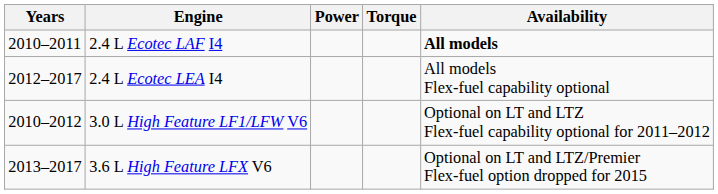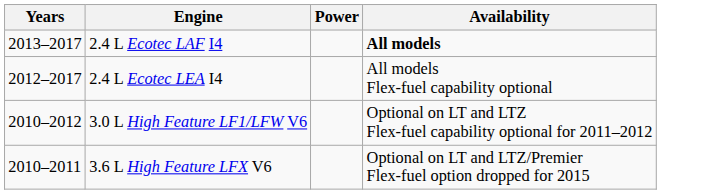- column: (392, 17)
(45, 43) 2010–2011 -> (45, 43) 2013–2017
(45, 166) 2013–2017 -> (45, 166) 2010–2011
